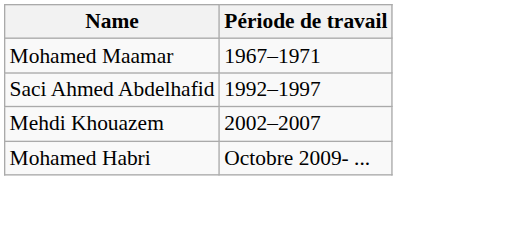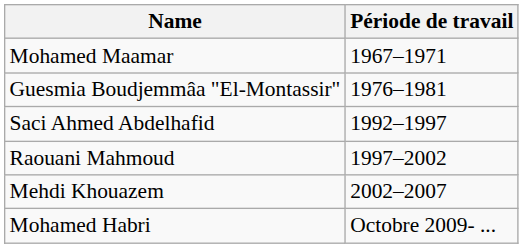+ row: (175, 89)
+ row: (92, 157)
